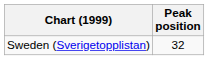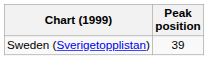(178, 45) 32 -> (178, 45) 39
